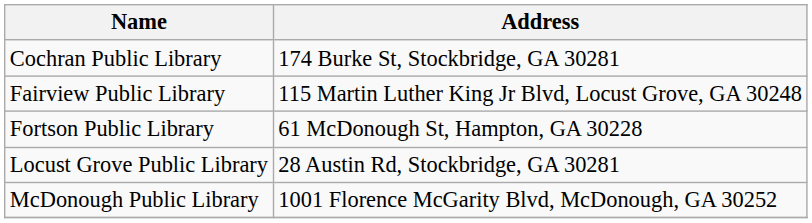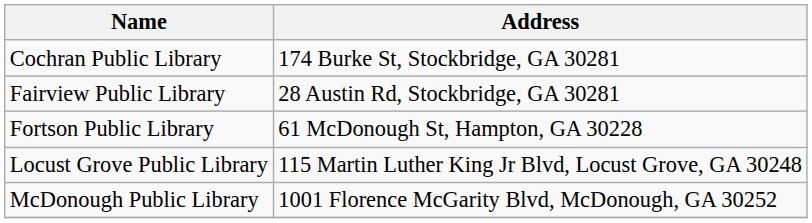(540, 93) 115 Martin Luther King Jr Blvd, Locust Grove, GA 30248 -> (449, 93) 28 Austin Rd, Stockbridge, GA 30281
(449, 164) 28 Austin Rd, Stockbridge, GA 30281 -> (540, 164) 115 Martin Luther King Jr Blvd, Locust Grove, GA 30248
